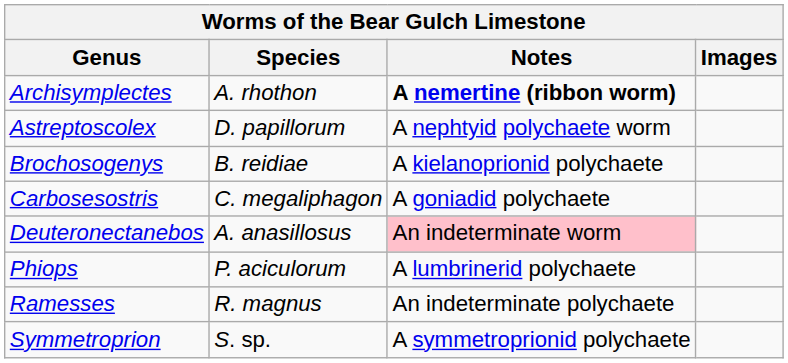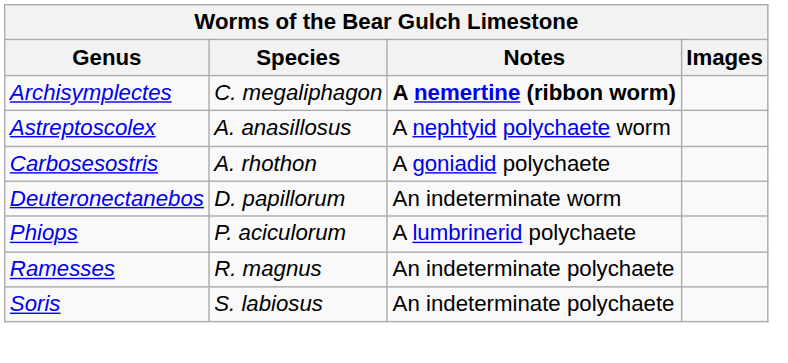(266, 92) A. rhothon -> (298, 92) C. megaliphagon
(280, 127) D. papillorum -> (283, 127) A. anasillosus
- row: (86, 163)
(298, 198) C. megaliphagon -> (266, 163) A. rhothon
(283, 233) A. anasillosus -> (280, 198) D. papillorum
(507, 233) pink background -> (507, 198) no background
+ row: (35, 304)
- row: (85, 339)
